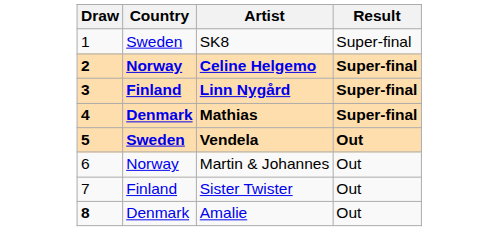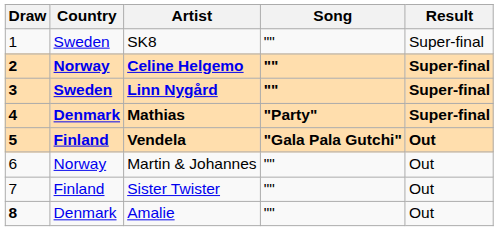+ column: (333, 16)
(154, 90) Finland -> (83, 90) Sweden
(156, 139) Sweden -> (81, 139) Finland
